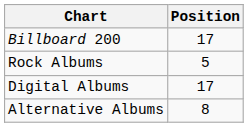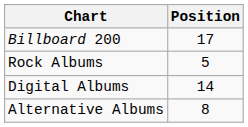(205, 87) 17 -> (205, 87) 14
